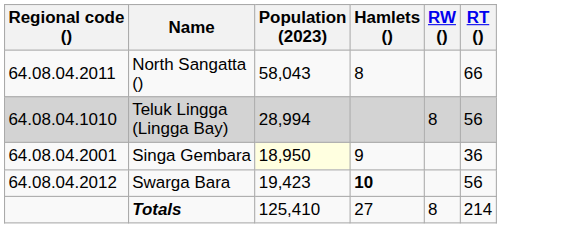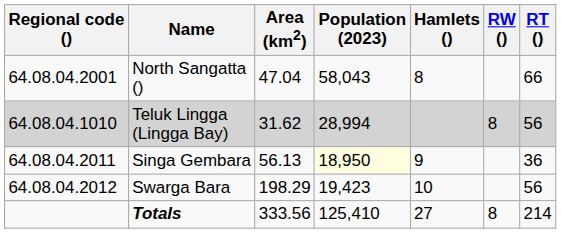+ column: (285, 29)
(62, 73) 64.08.04.2011 -> (63, 78) 64.08.04.2001
(63, 155) 64.08.04.2001 -> (62, 160) 64.08.04.2011
(364, 182) bold -> (423, 187) normal
